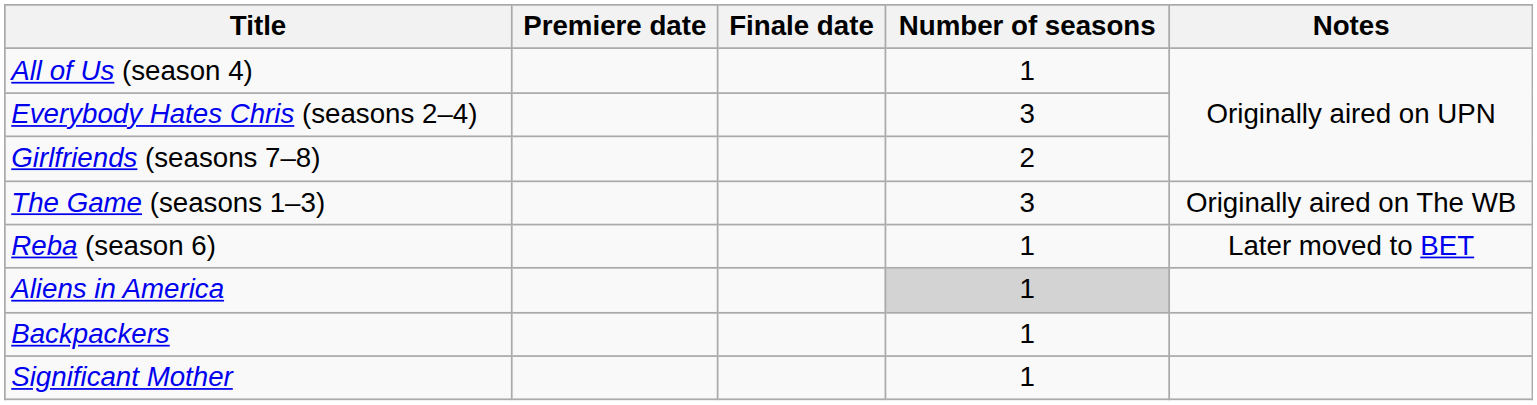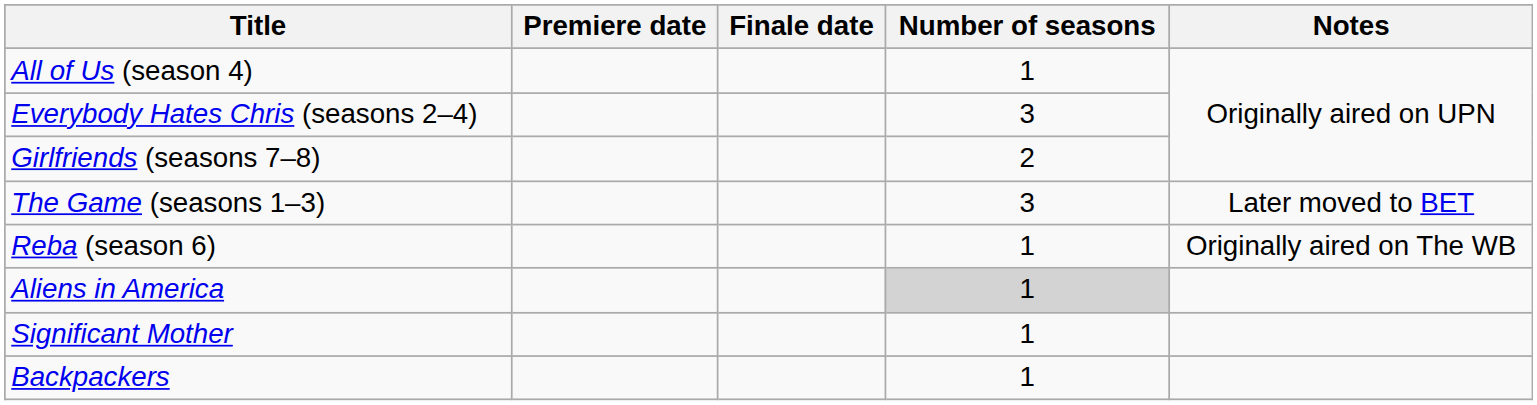(1351, 202) Originally aired on The WB -> (1351, 202) Later moved to BET
(1351, 245) Later moved to BET -> (1351, 245) Originally aired on The WB
rows swapped: (90, 333) <-> (122, 377)
